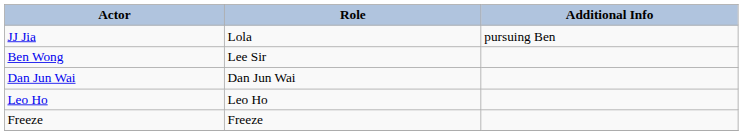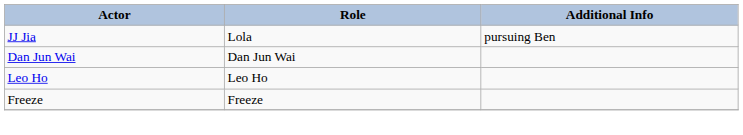- row: (35, 57)
